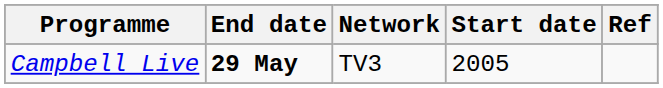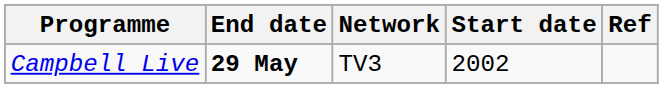(481, 64) 2005 -> (481, 64) 2002
